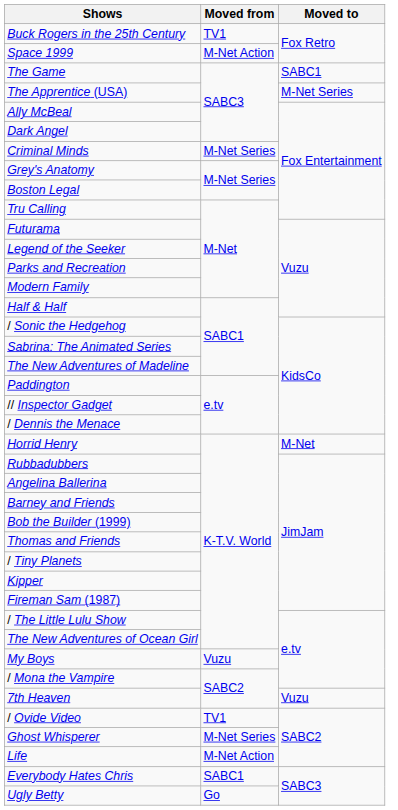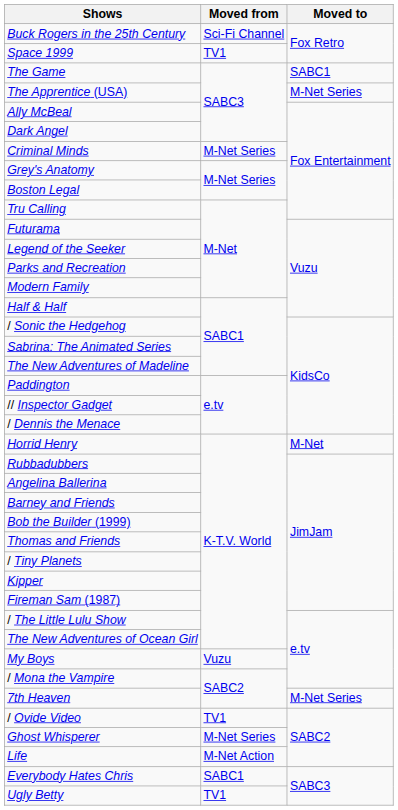(215, 33) TV1 -> (244, 33) Sci-Fi Channel
(239, 53) M-Net Action -> (215, 53) TV1
(295, 698) Vuzu -> (326, 698) M-Net Series
(212, 795) Go -> (215, 795) TV1
